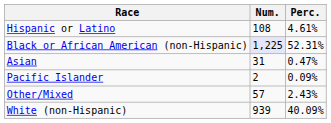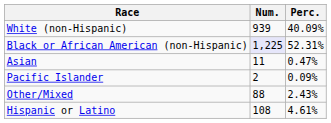rows swapped: (67, 110) <-> (61, 29)
(259, 61) 31 -> (259, 61) 11
(259, 94) 57 -> (259, 94) 88
